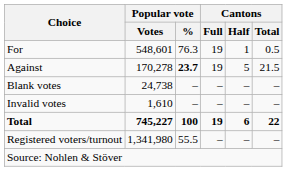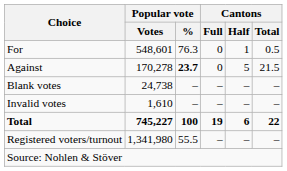(217, 49) 19 -> (220, 49) 0
(217, 67) 19 -> (220, 67) 0
